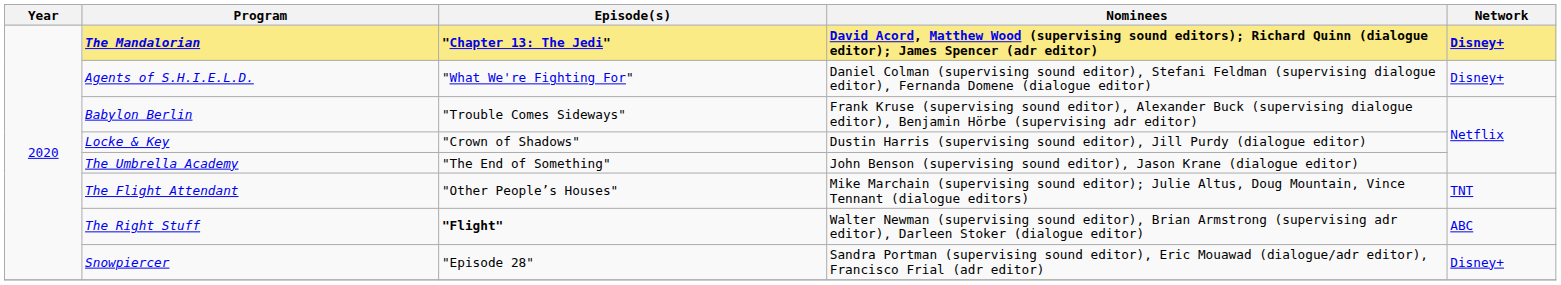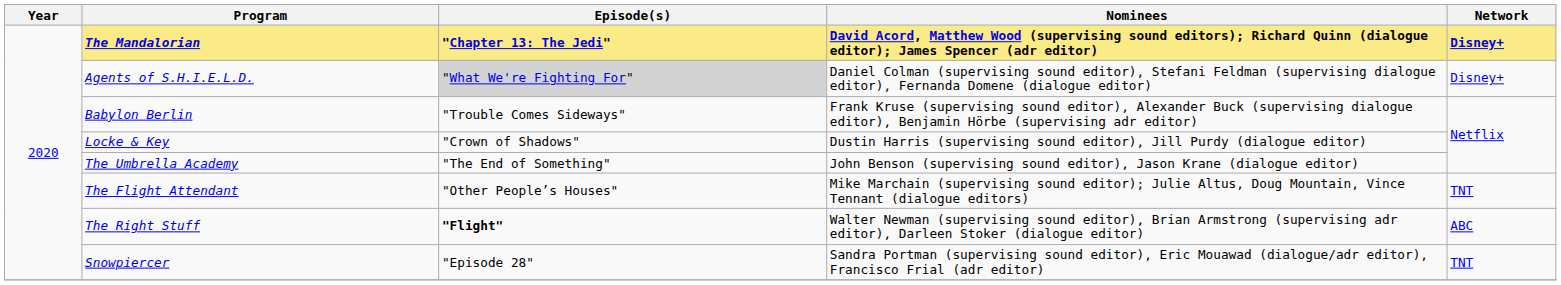(538, 78) no background -> (538, 78) lightgrey background
(1477, 262) Disney+ -> (1462, 262) TNT
